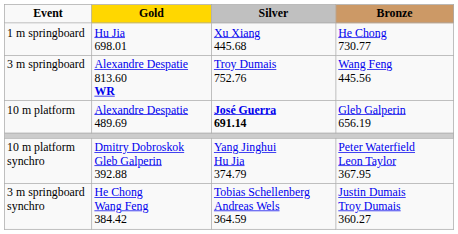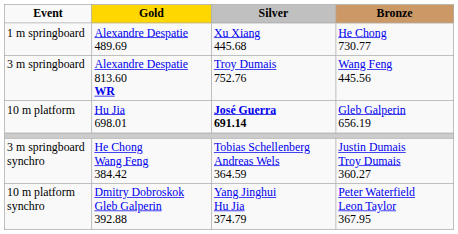(111, 39) Hu Jia 698.01 -> (141, 39) Alexandre Despatie 489.69
(141, 116) Alexandre Despatie 489.69 -> (111, 116) Hu Jia 698.01
rows swapped: (46, 199) <-> (41, 154)
